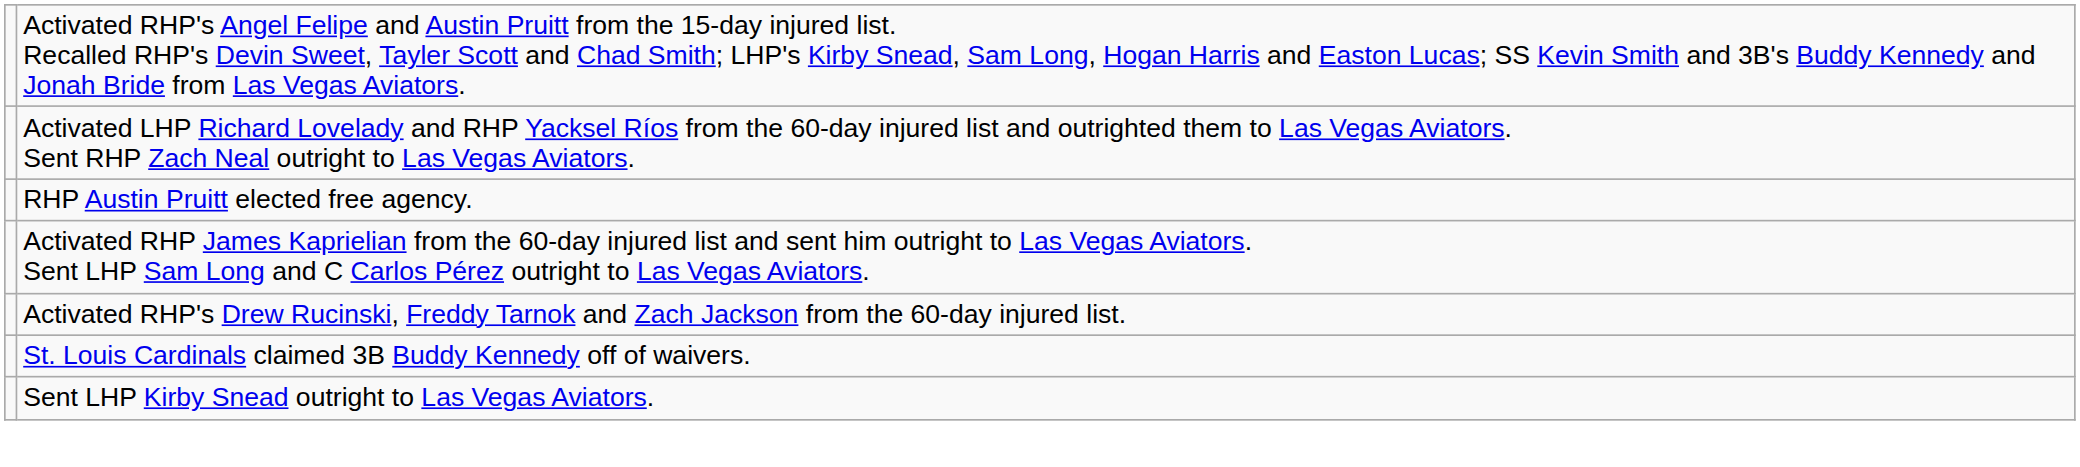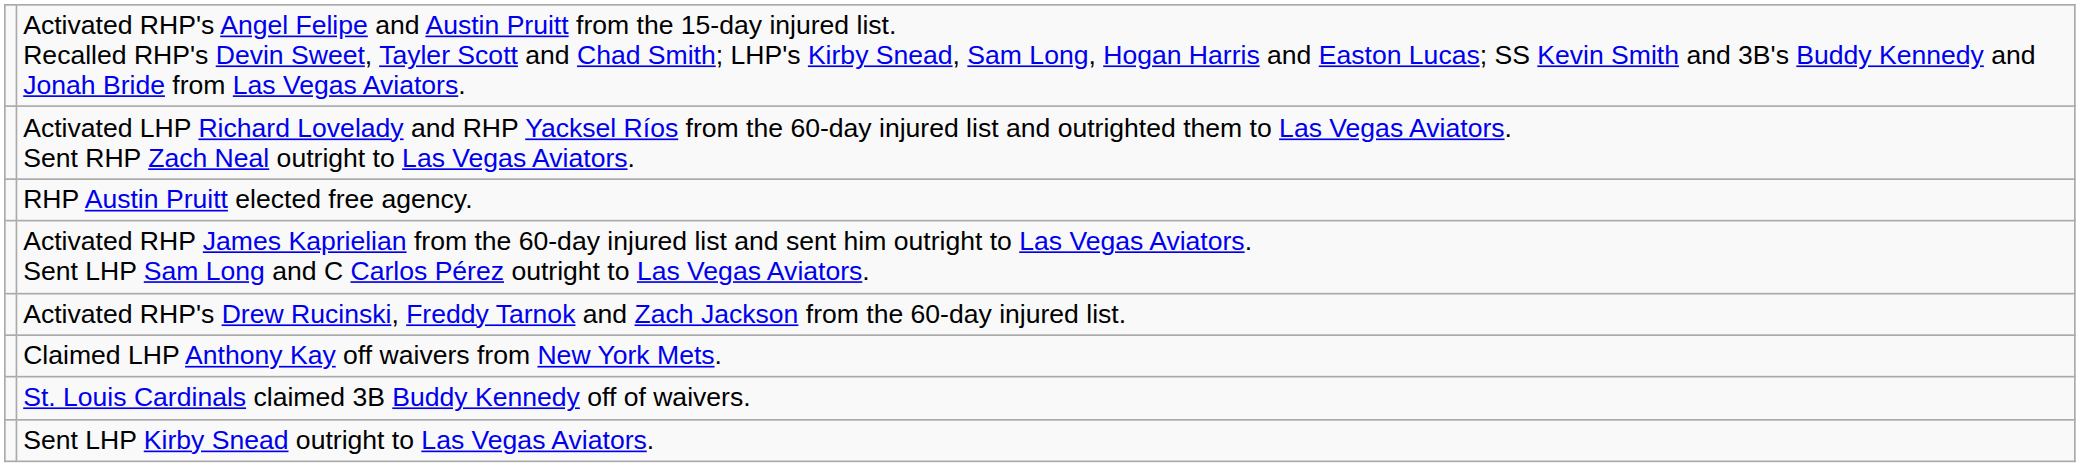+ row: (373, 355)
